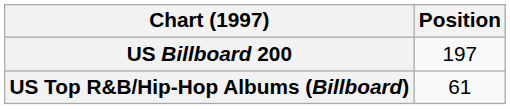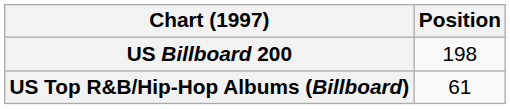(460, 53) 197 -> (460, 53) 198
